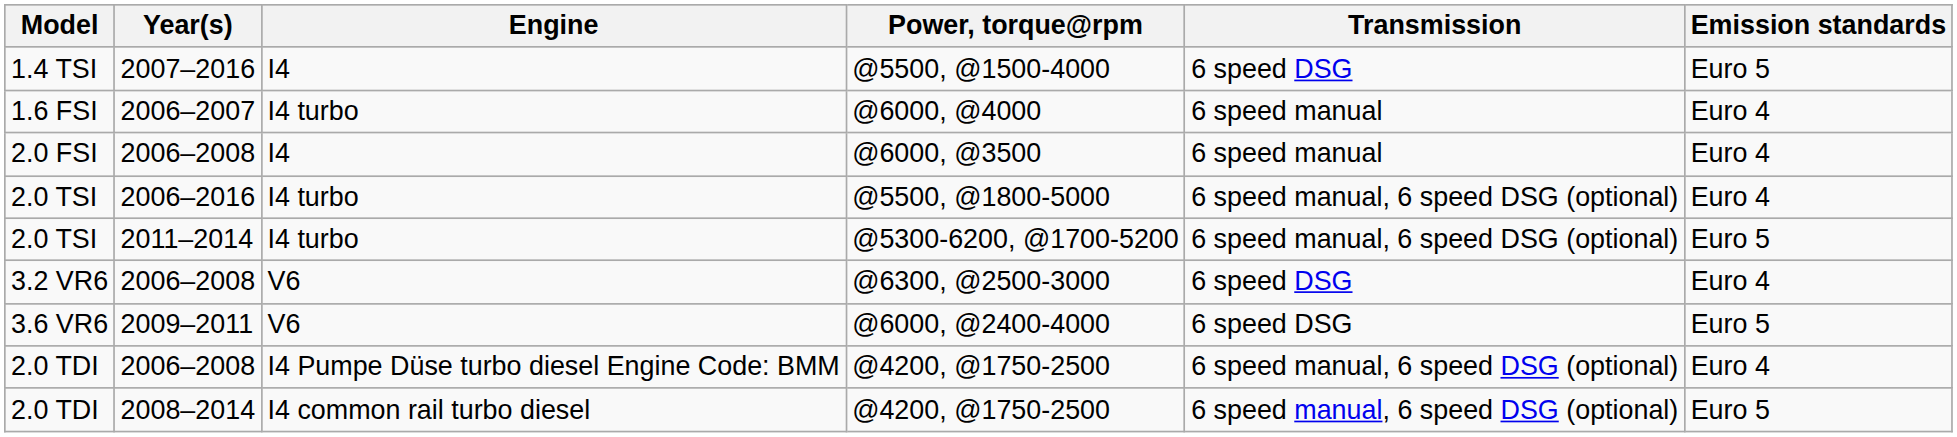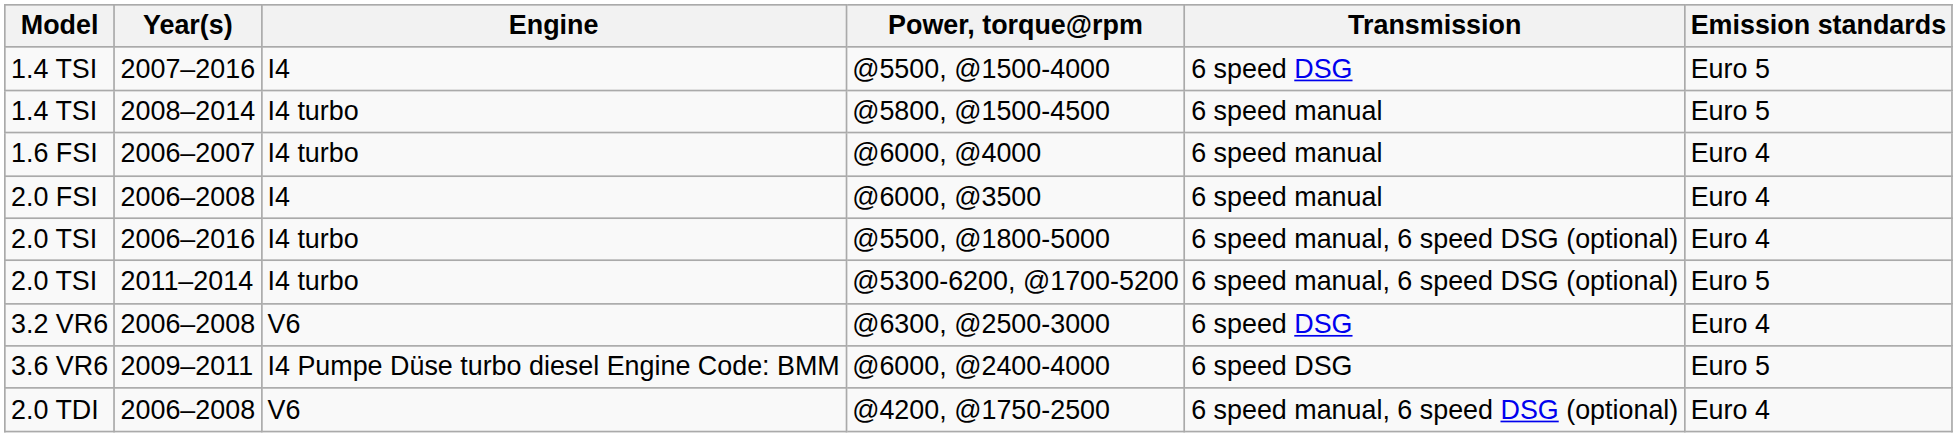+ row: (188, 111)
(284, 324) V6 -> (554, 366) I4 Pumpe Düse turbo diesel Engine Code: BMM
(554, 366) I4 Pumpe Düse turbo diesel Engine Code: BMM -> (284, 409) V6
- row: (188, 409)
